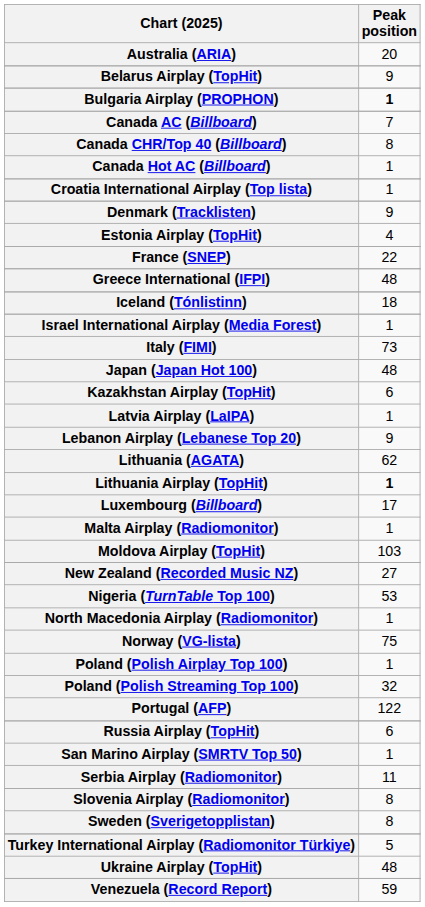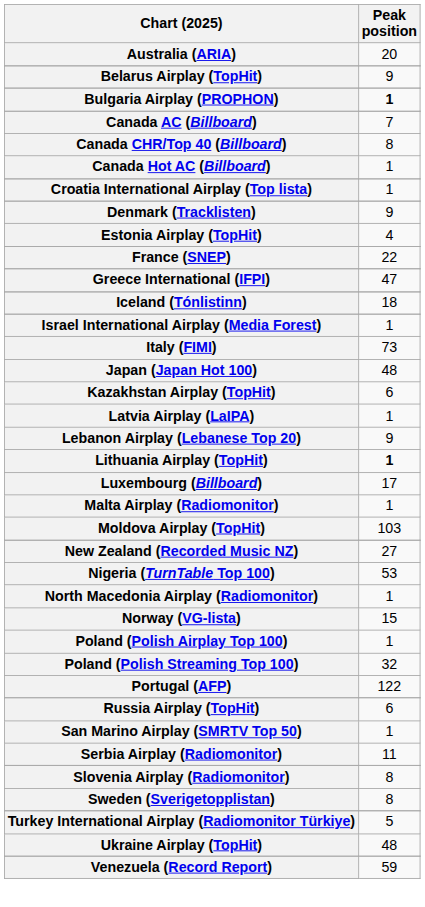(389, 280) 48 -> (389, 280) 47
- row: (181, 460)
(389, 641) 75 -> (389, 618) 15
